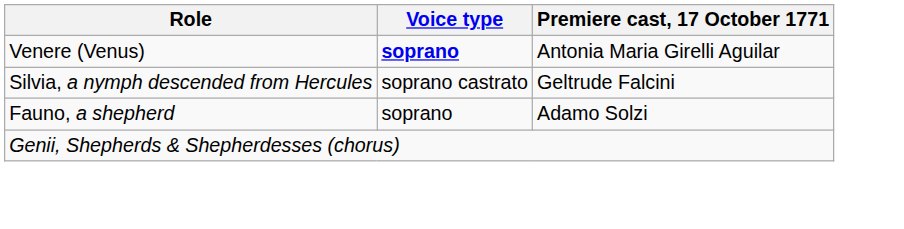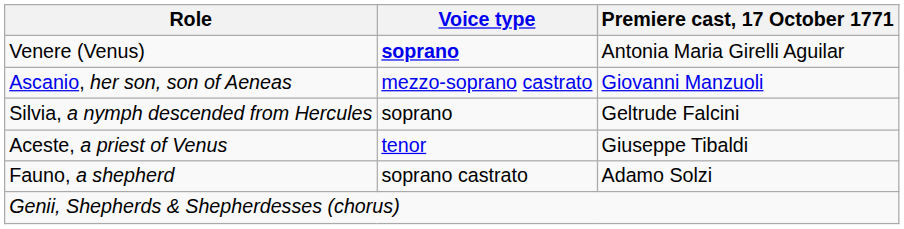+ row: (150, 82)
(455, 82) soprano castrato -> (417, 113) soprano
+ row: (118, 144)
(417, 113) soprano -> (455, 176) soprano castrato
